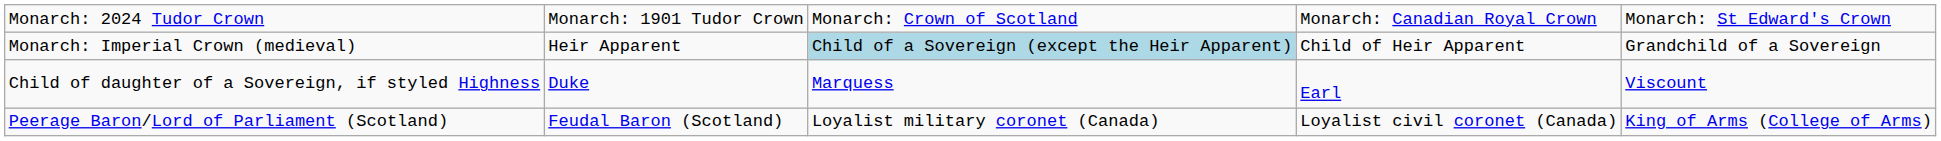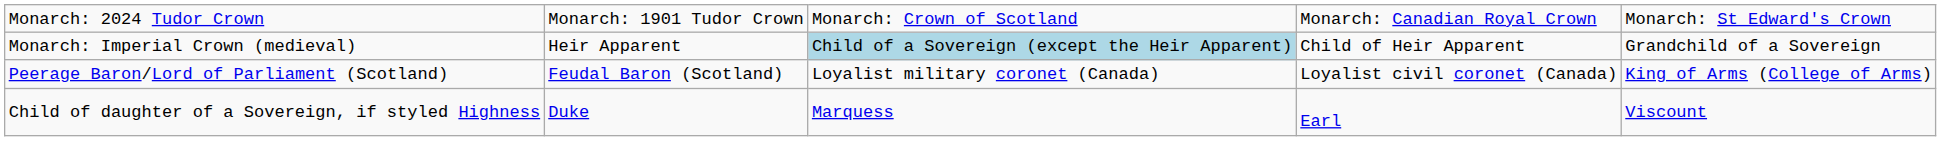rows swapped: (274, 84) <-> (228, 121)
